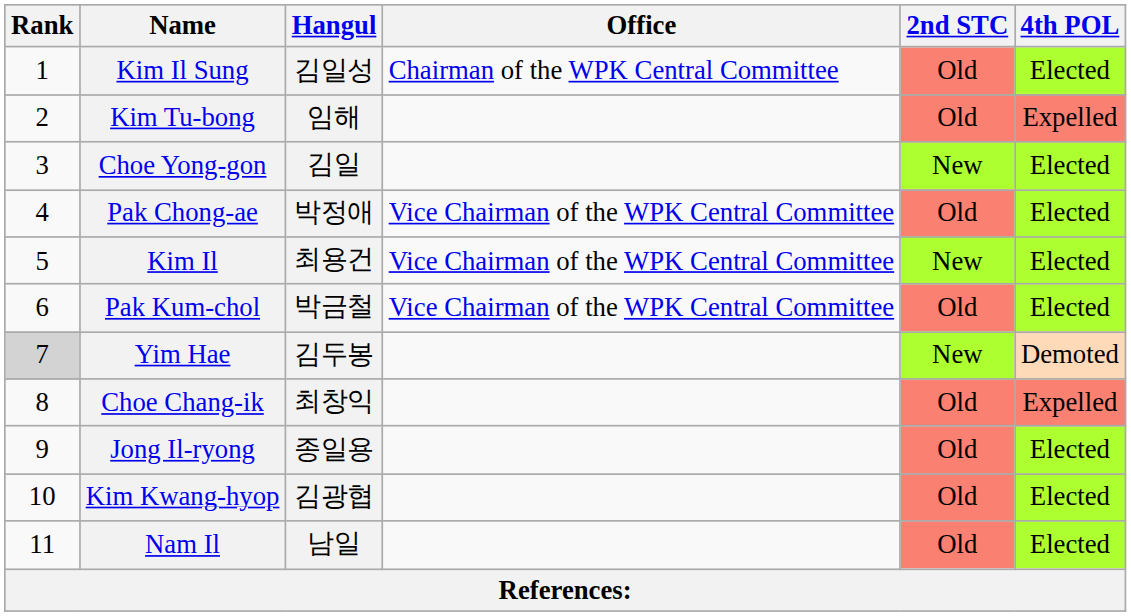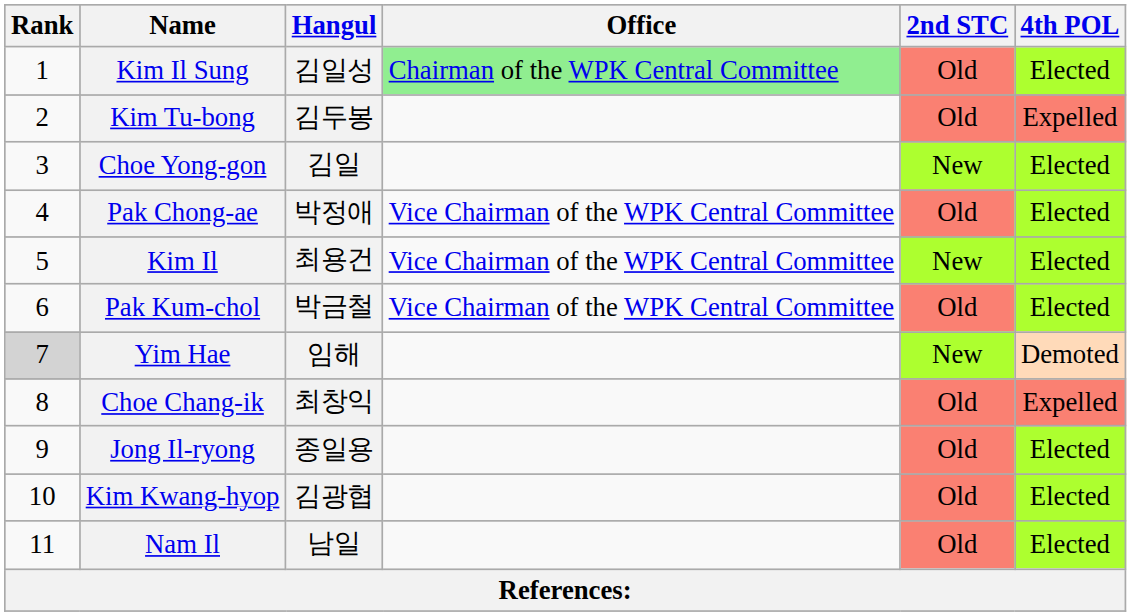(614, 70) no background -> (614, 70) lightgreen background
(334, 117) 임해 -> (334, 117) 김두봉
(334, 354) 김두봉 -> (334, 354) 임해
